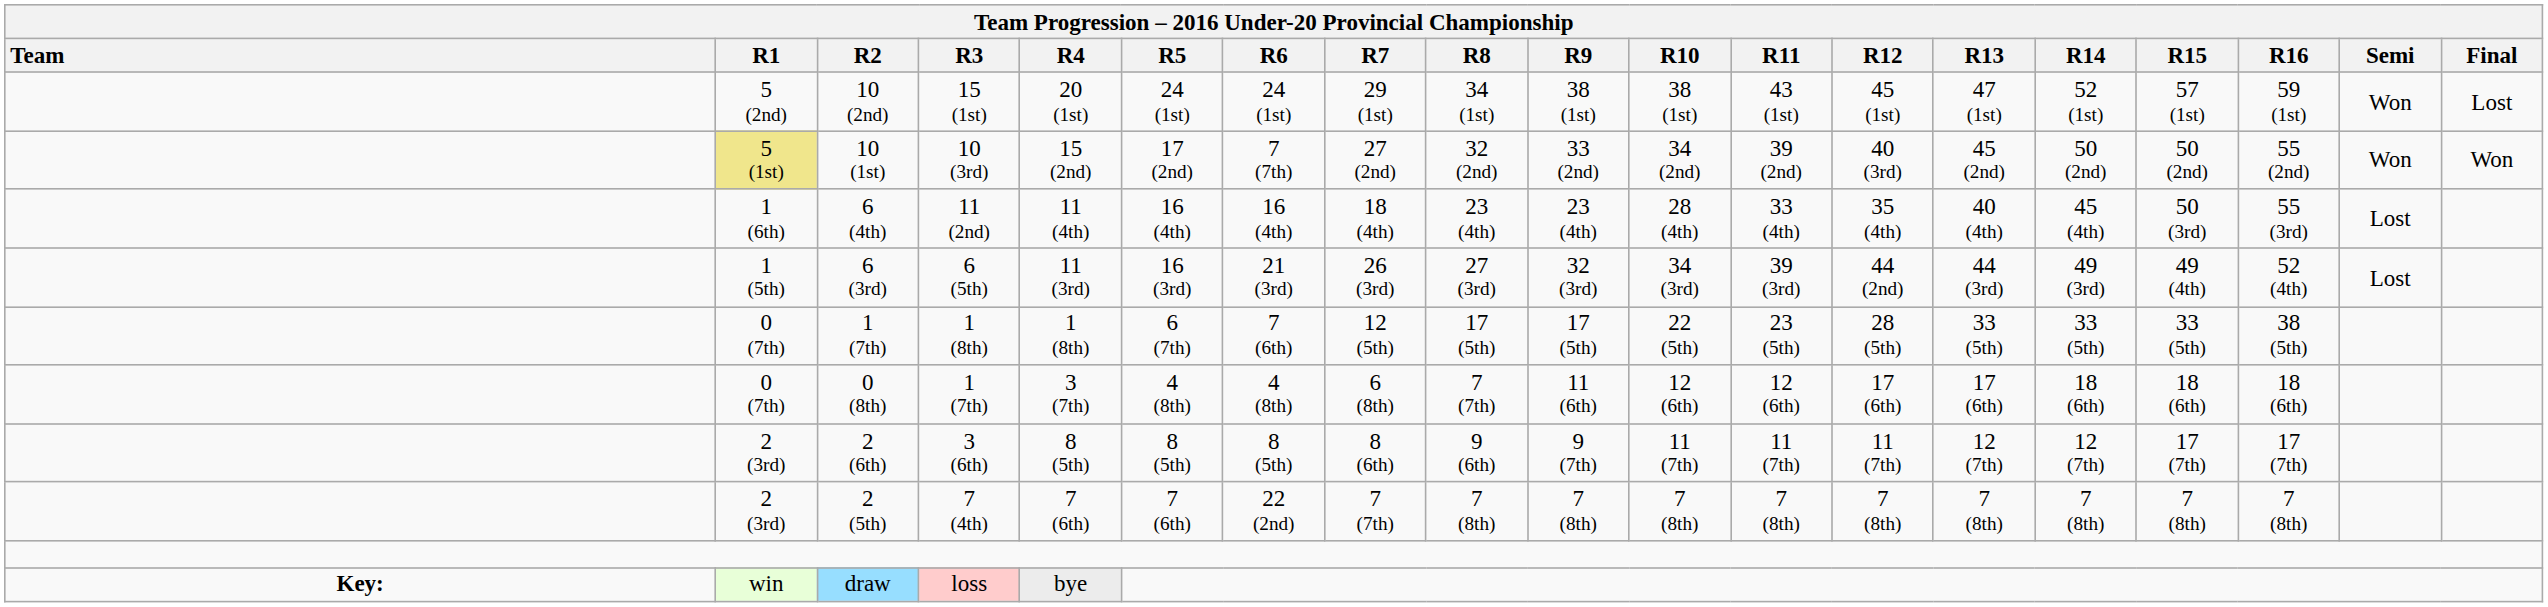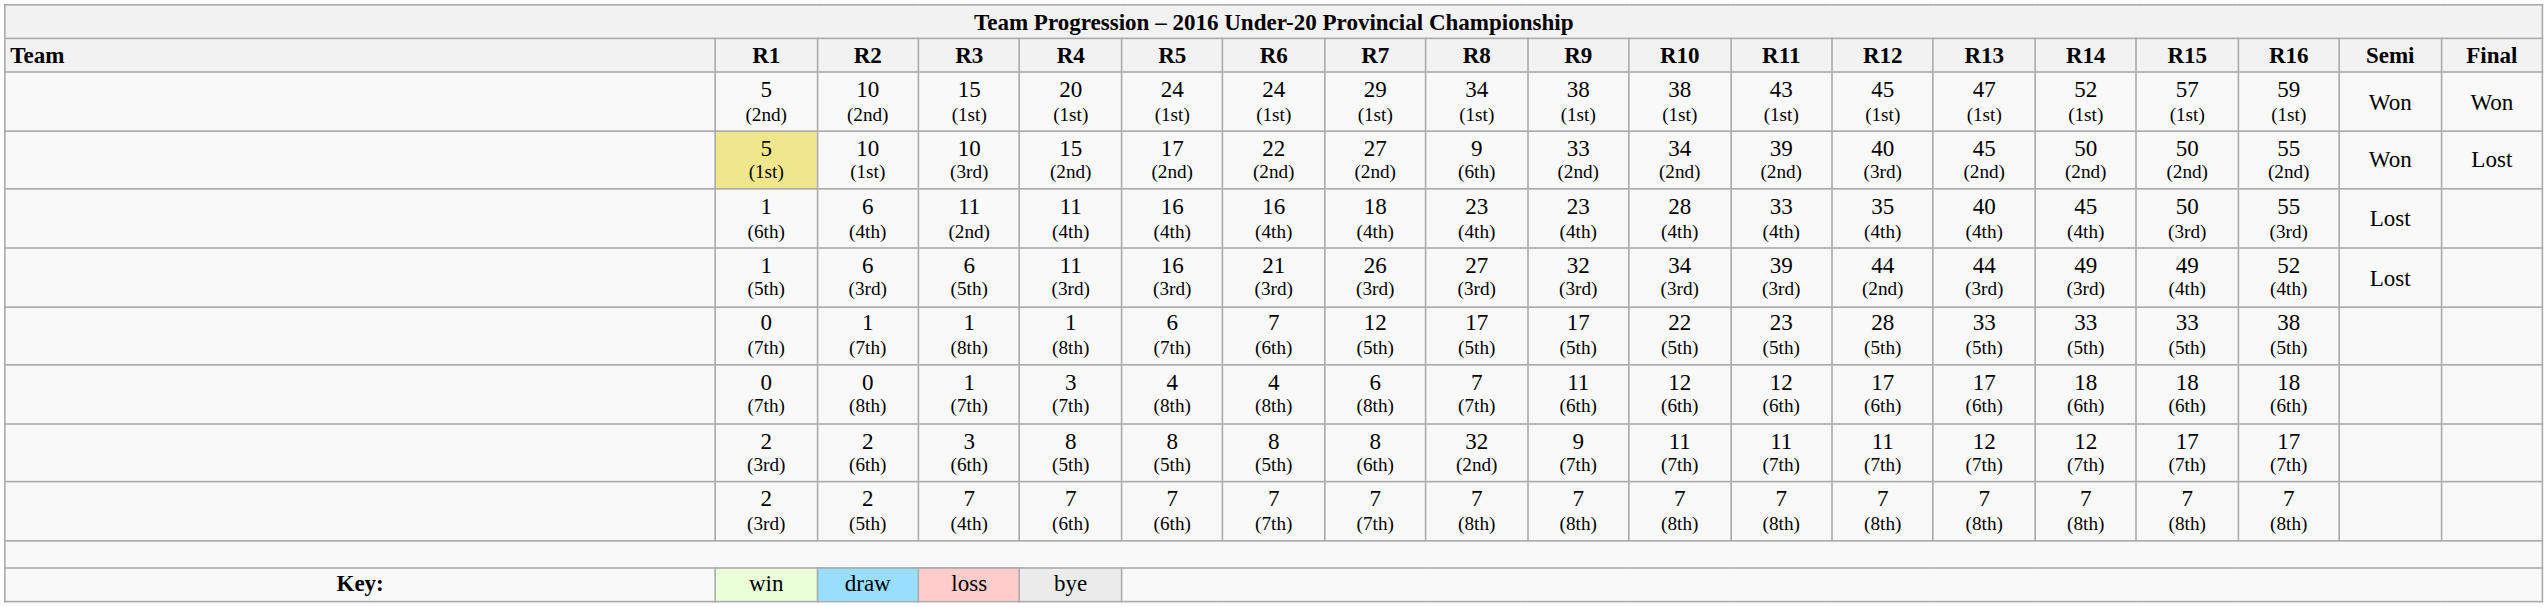(2492, 102) Lost -> (2492, 102) Won
(1274, 160) 7 (7th) -> (1274, 160) 22 (2nd)
(1477, 160) 32 (2nd) -> (1477, 160) 9 (6th)
(2492, 160) Won -> (2492, 160) Lost
(1477, 452) 9 (6th) -> (1477, 452) 32 (2nd)
(1274, 511) 22 (2nd) -> (1274, 511) 7 (7th)
